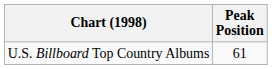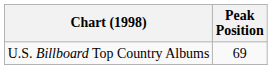(240, 53) 61 -> (240, 53) 69
